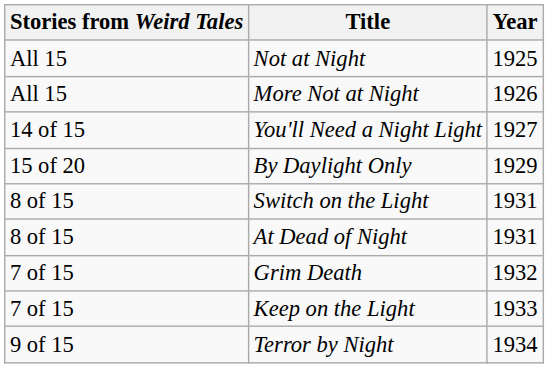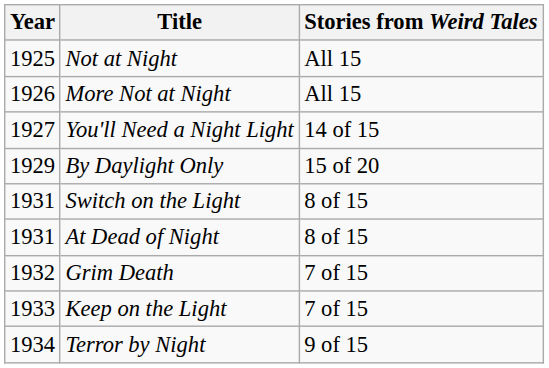columns swapped: (515, 22) <-> (127, 22)
